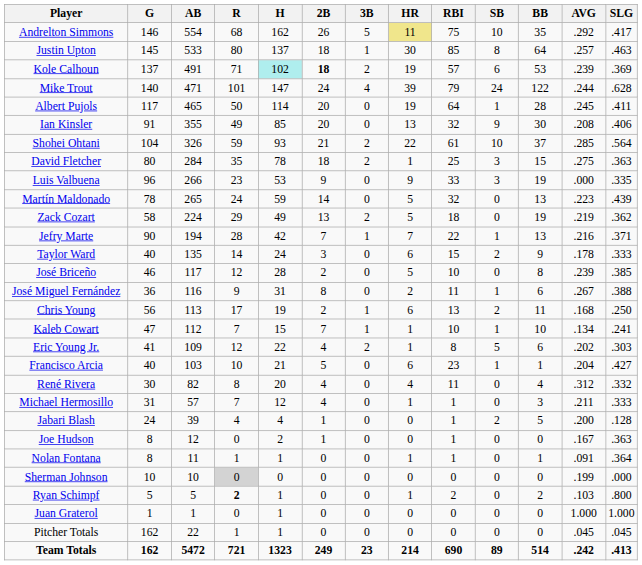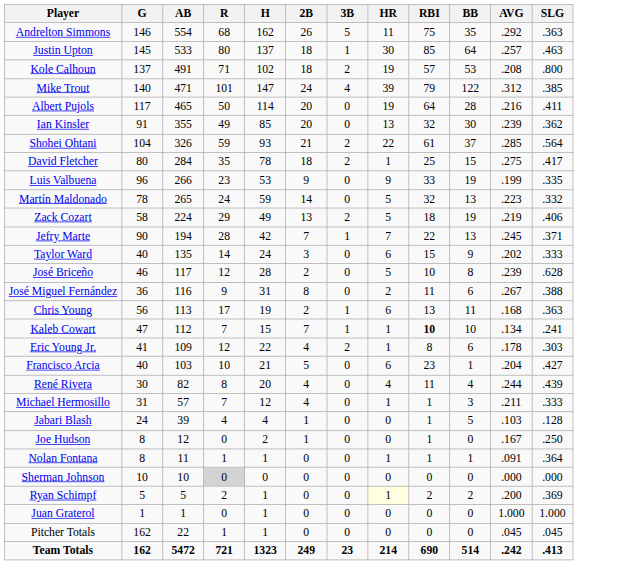- column: (497, 13)
(410, 32) khaki background -> (388, 32) no background
(621, 32) .417 -> (552, 32) .363
(280, 69) paleturquoise background -> (265, 69) no background
(324, 69) bold -> (306, 69) normal
(584, 69) .239 -> (511, 69) .208
(621, 69) .369 -> (552, 69) .800
(584, 87) .244 -> (511, 87) .312
(621, 87) .628 -> (552, 87) .385
(584, 106) .245 -> (511, 106) .216
(584, 124) .208 -> (511, 124) .239
(621, 124) .406 -> (552, 124) .362
(621, 161) .363 -> (552, 161) .417
(584, 180) .000 -> (511, 180) .199
(621, 198) .439 -> (552, 198) .332
(621, 217) .362 -> (552, 217) .406
(584, 236) .216 -> (511, 236) .245
(584, 254) .178 -> (511, 254) .202
(621, 273) .385 -> (552, 273) .628
(621, 310) .250 -> (552, 310) .363
(453, 328) normal -> (429, 328) bold
(584, 347) .202 -> (511, 347) .178
(584, 384) .312 -> (511, 384) .244
(621, 384) .332 -> (552, 384) .439
(584, 421) .200 -> (511, 421) .103
(621, 439) .363 -> (552, 439) .250
(584, 476) .199 -> (511, 476) .000
(237, 495) bold -> (224, 495) normal
(410, 495) no background -> (388, 495) lightyellow background
(584, 495) .103 -> (511, 495) .200
(621, 495) .800 -> (552, 495) .369
